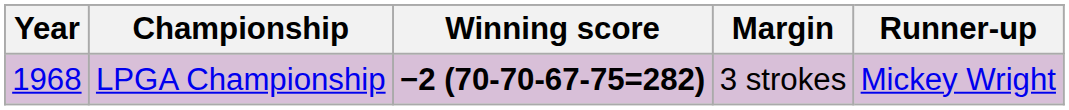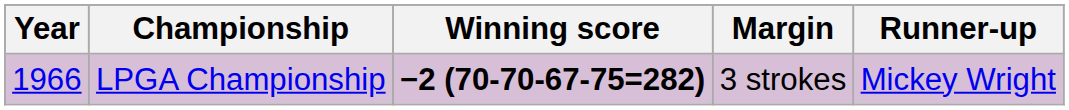(47, 78) 1968 -> (47, 78) 1966
